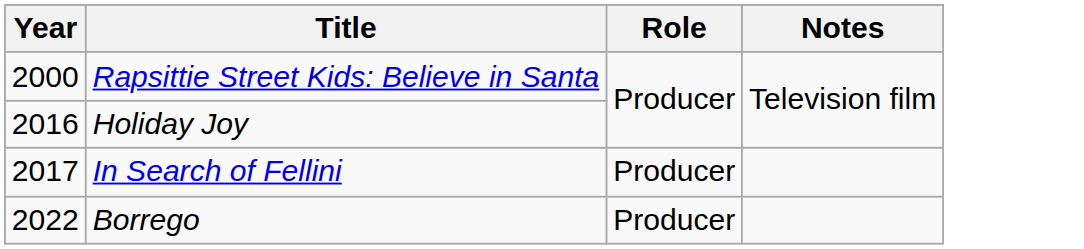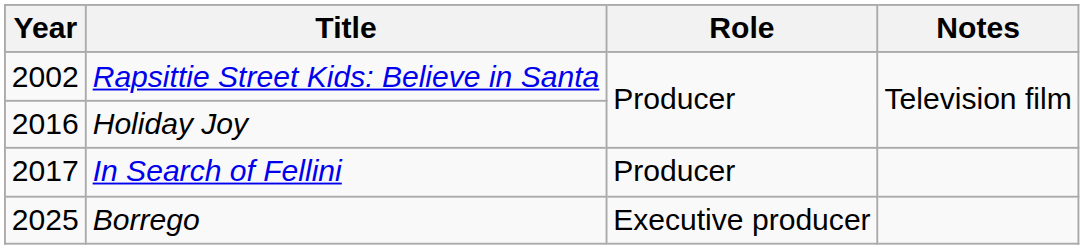(45, 76) 2000 -> (45, 76) 2002
(45, 219) 2022 -> (45, 219) 2025
(674, 219) Producer -> (742, 219) Executive producer
